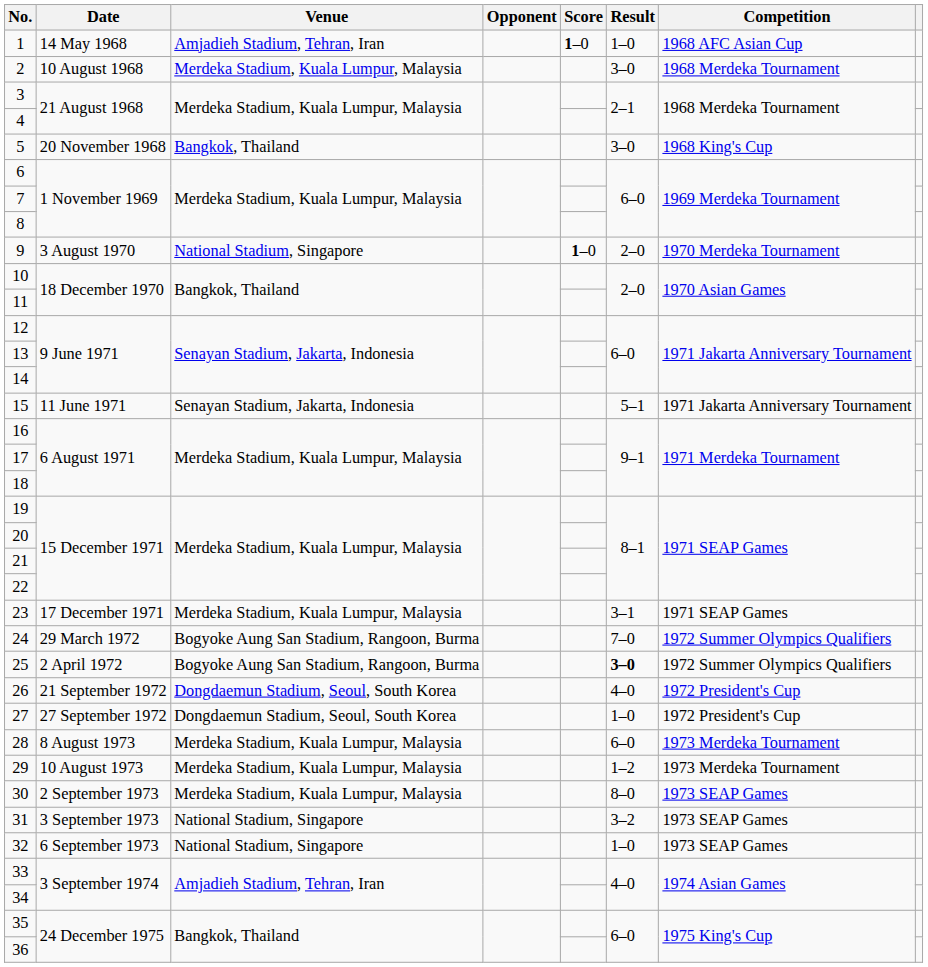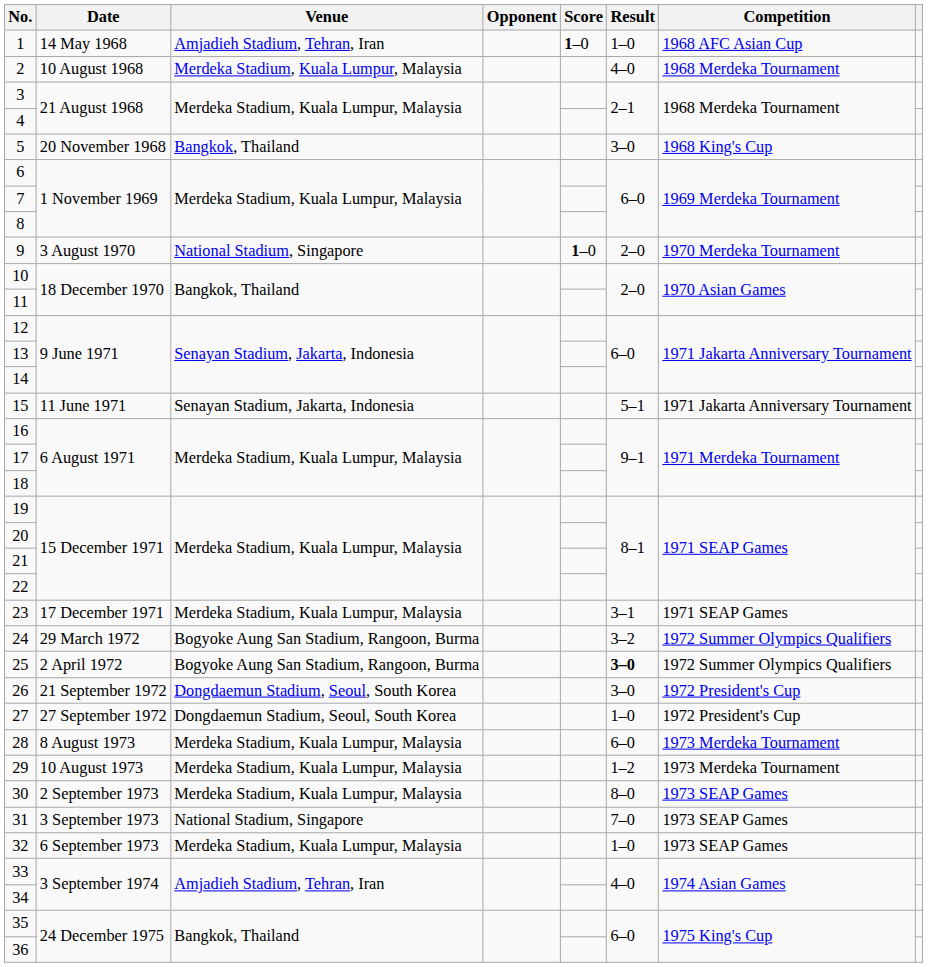(623, 69) 3–0 -> (623, 69) 4–0
(623, 638) 7–0 -> (623, 638) 3–2
(623, 690) 4–0 -> (623, 690) 3–0
(623, 819) 3–2 -> (623, 819) 7–0
(269, 845) National Stadium, Singapore -> (318, 845) Merdeka Stadium, Kuala Lumpur, Malaysia
